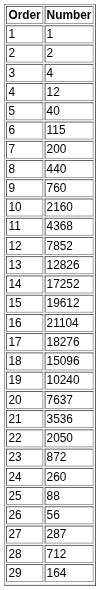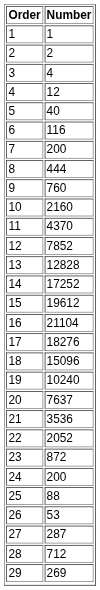(56, 130) 115 -> (56, 130) 116
(56, 169) 440 -> (56, 169) 444
(60, 226) 4368 -> (60, 226) 4370
(63, 265) 12826 -> (63, 265) 12828
(60, 438) 2050 -> (60, 438) 2052
(56, 476) 260 -> (56, 476) 200
(53, 515) 56 -> (53, 515) 53
(56, 573) 164 -> (56, 573) 269
